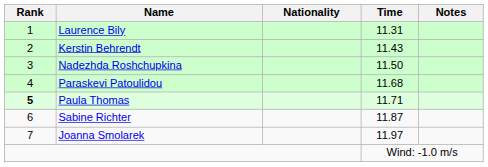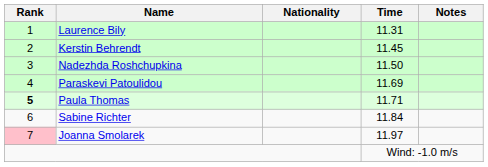(390, 48) 11.43 -> (390, 48) 11.45
(390, 83) 11.68 -> (390, 83) 11.69
(390, 118) 11.87 -> (390, 118) 11.84
(30, 135) no background -> (30, 135) pink background
